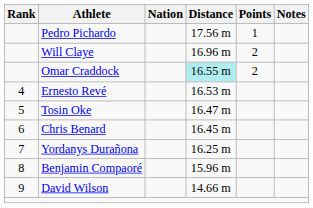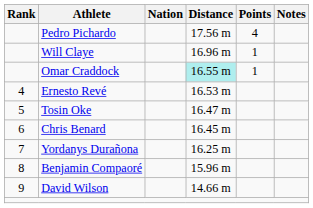(255, 33) 1 -> (255, 33) 4
(255, 52) 2 -> (255, 52) 1
(255, 71) 2 -> (255, 71) 1
